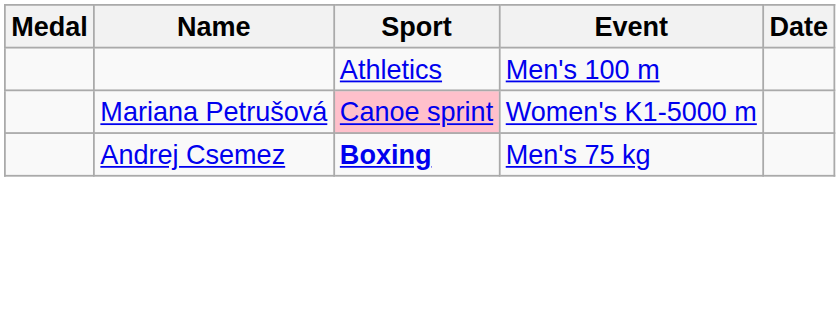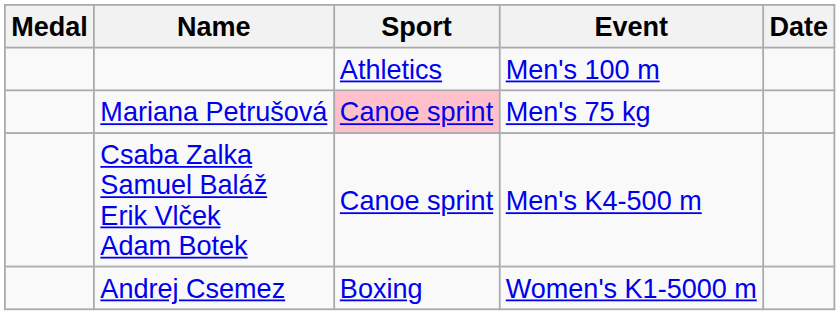(631, 112) Women's K1-5000 m -> (578, 112) Men's 75 kg
+ row: (184, 200)
(386, 155) bold -> (381, 289) normal
(578, 155) Men's 75 kg -> (631, 289) Women's K1-5000 m
